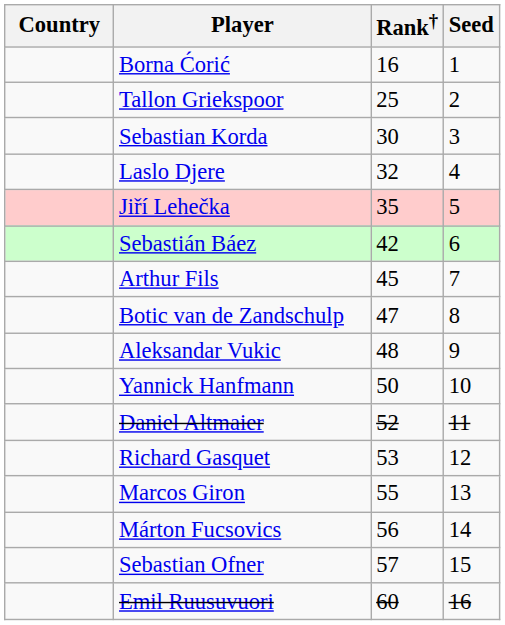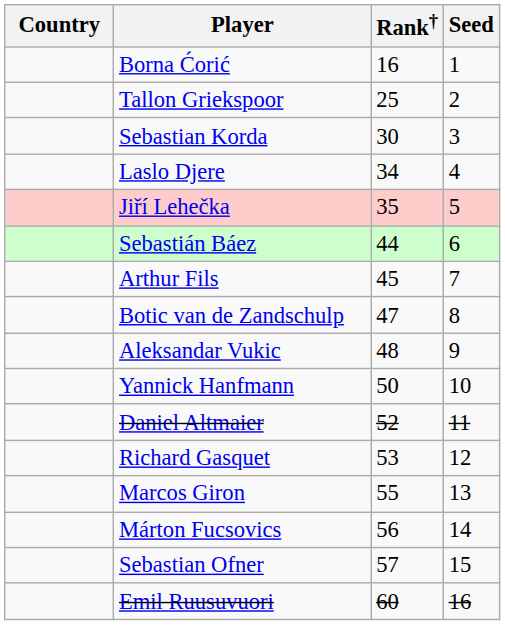(387, 171) 32 -> (387, 171) 34
(387, 243) 42 -> (387, 243) 44
